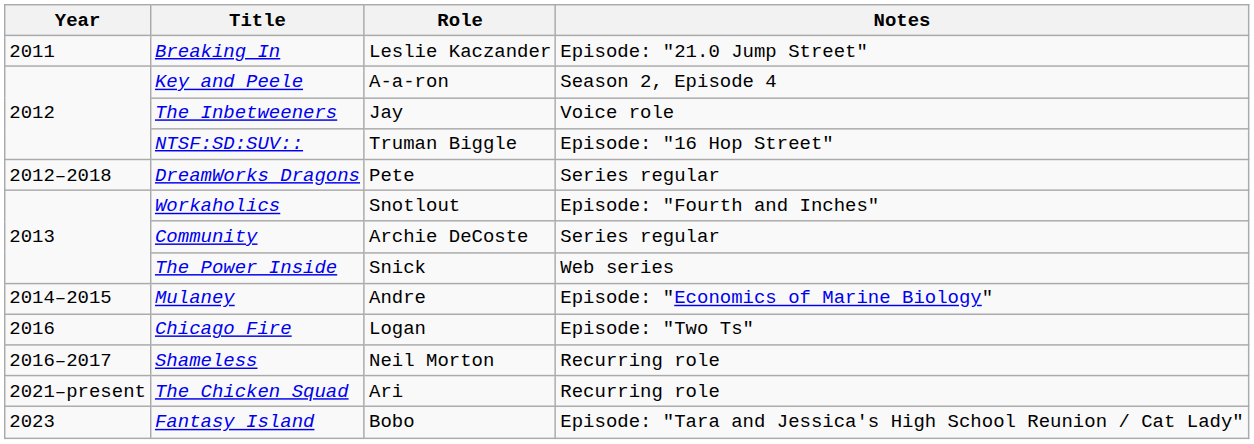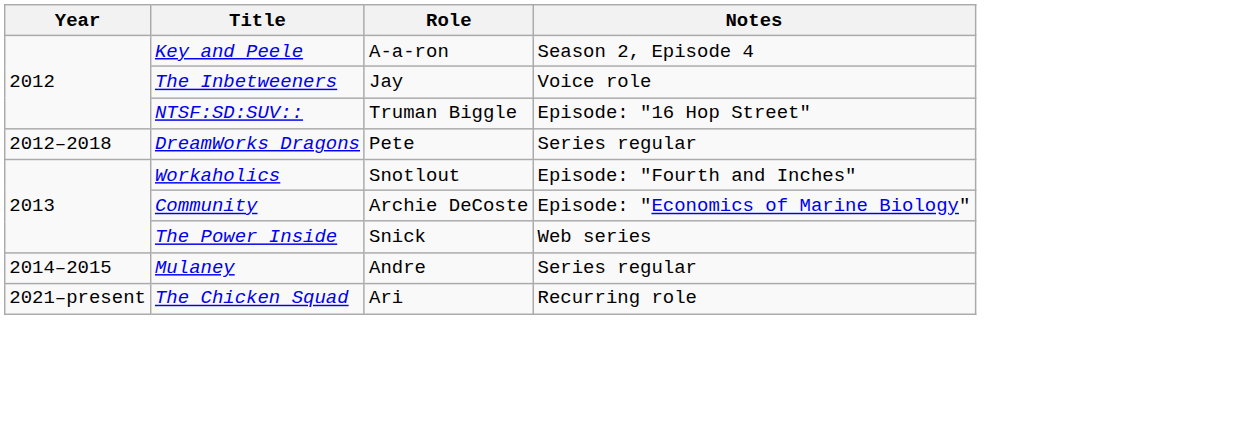- row: (218, 51)
(640, 237) Series regular -> (754, 206) Episode: "Economics of Marine Biology"
(777, 299) Episode: "Economics of Marine Biology" -> (617, 268) Series regular
- row: (223, 330)
- row: (206, 360)
- row: (235, 422)
